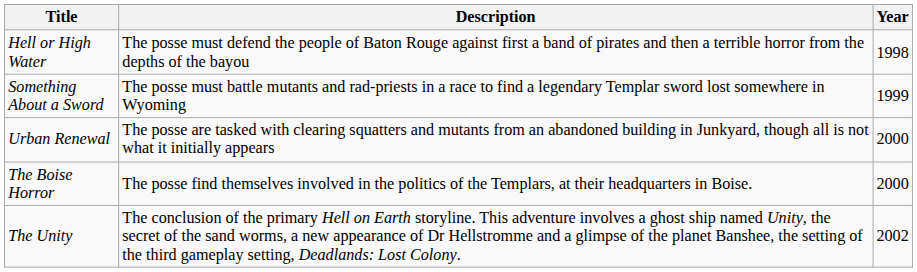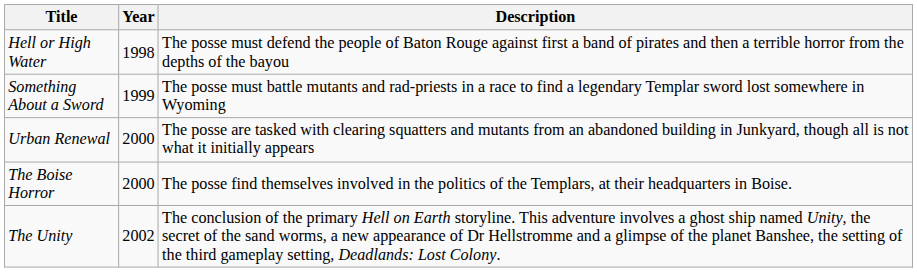columns swapped: (496, 17) <-> (893, 17)
